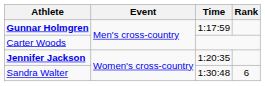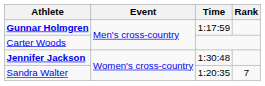(214, 58) 1:20:35 -> (214, 58) 1:30:48
(214, 73) 1:30:48 -> (214, 73) 1:20:35
(246, 73) 6 -> (246, 73) 7
